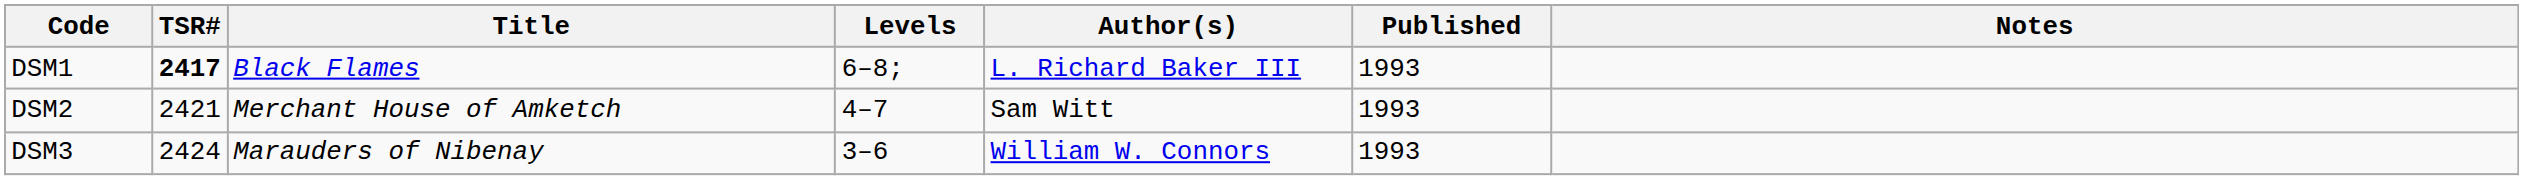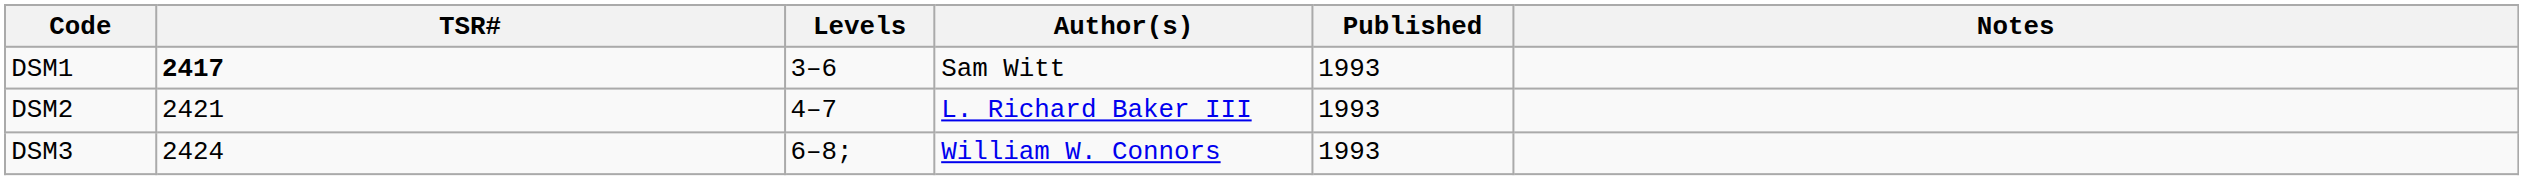- column: (531, 26)
(873, 68) 6–8; -> (814, 68) 3–6
(1146, 68) L. Richard Baker III -> (1003, 68) Sam Witt
(1053, 110) Sam Witt -> (1096, 110) L. Richard Baker III
(865, 153) 3–6 -> (821, 153) 6–8;
